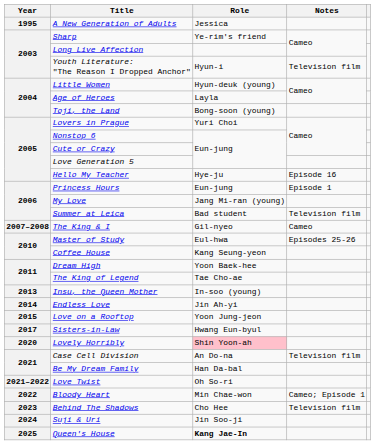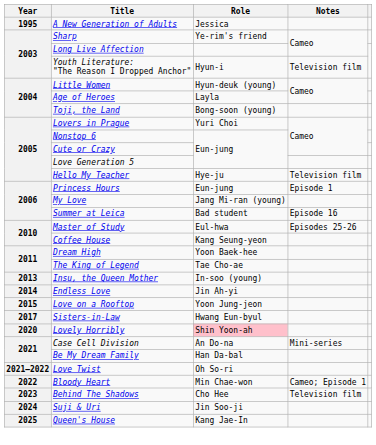(313, 175) Episode 16 -> (325, 175) Television film
(324, 214) Television film -> (314, 214) Episode 16
- row: (81, 227)
(324, 356) Television film -> (316, 343) Mini-series
(221, 433) bold -> (221, 421) normal
